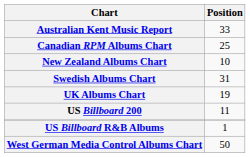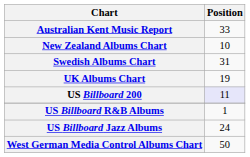- row: (104, 45)
(225, 111) no background -> (225, 95) lavender background
+ row: (104, 128)
